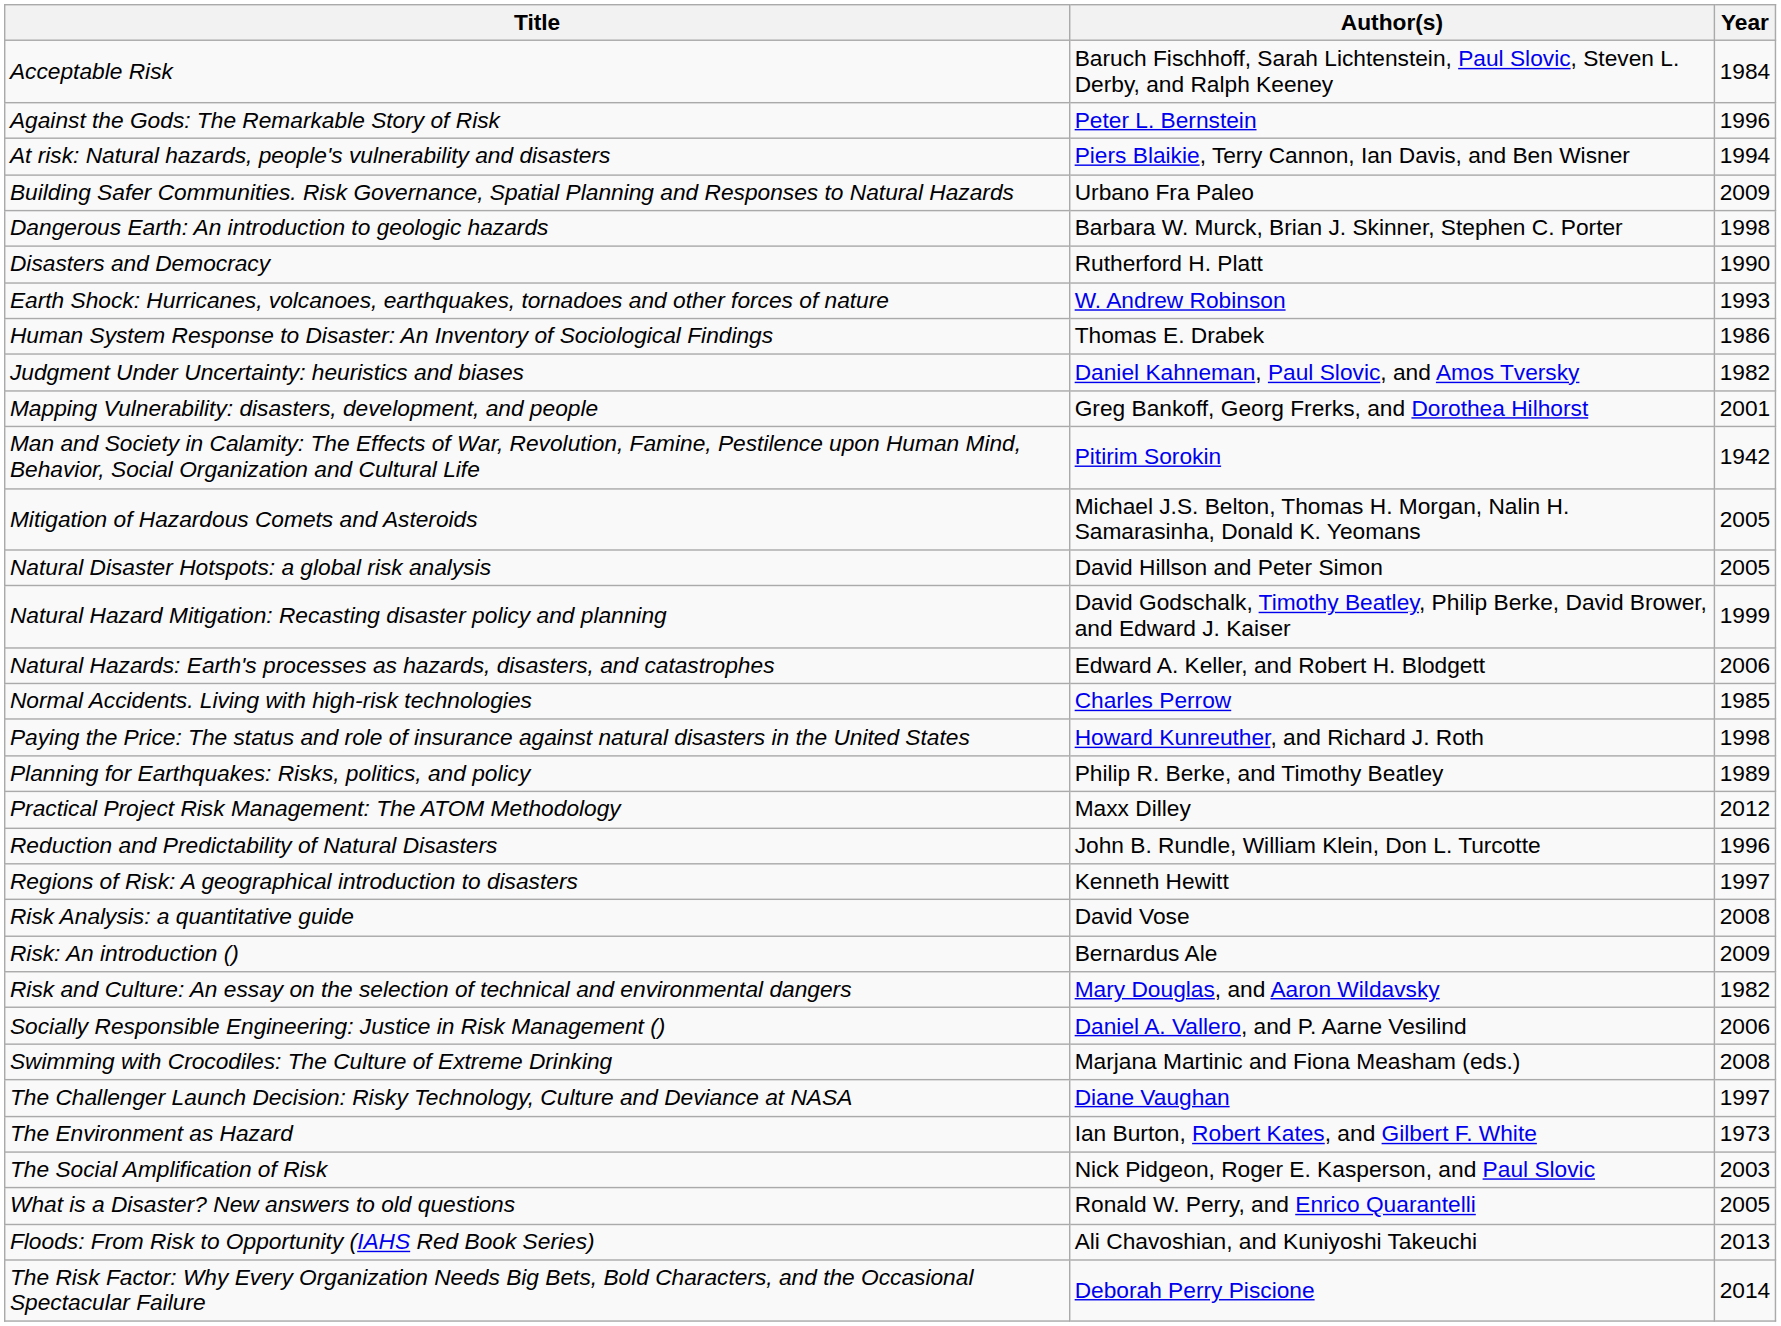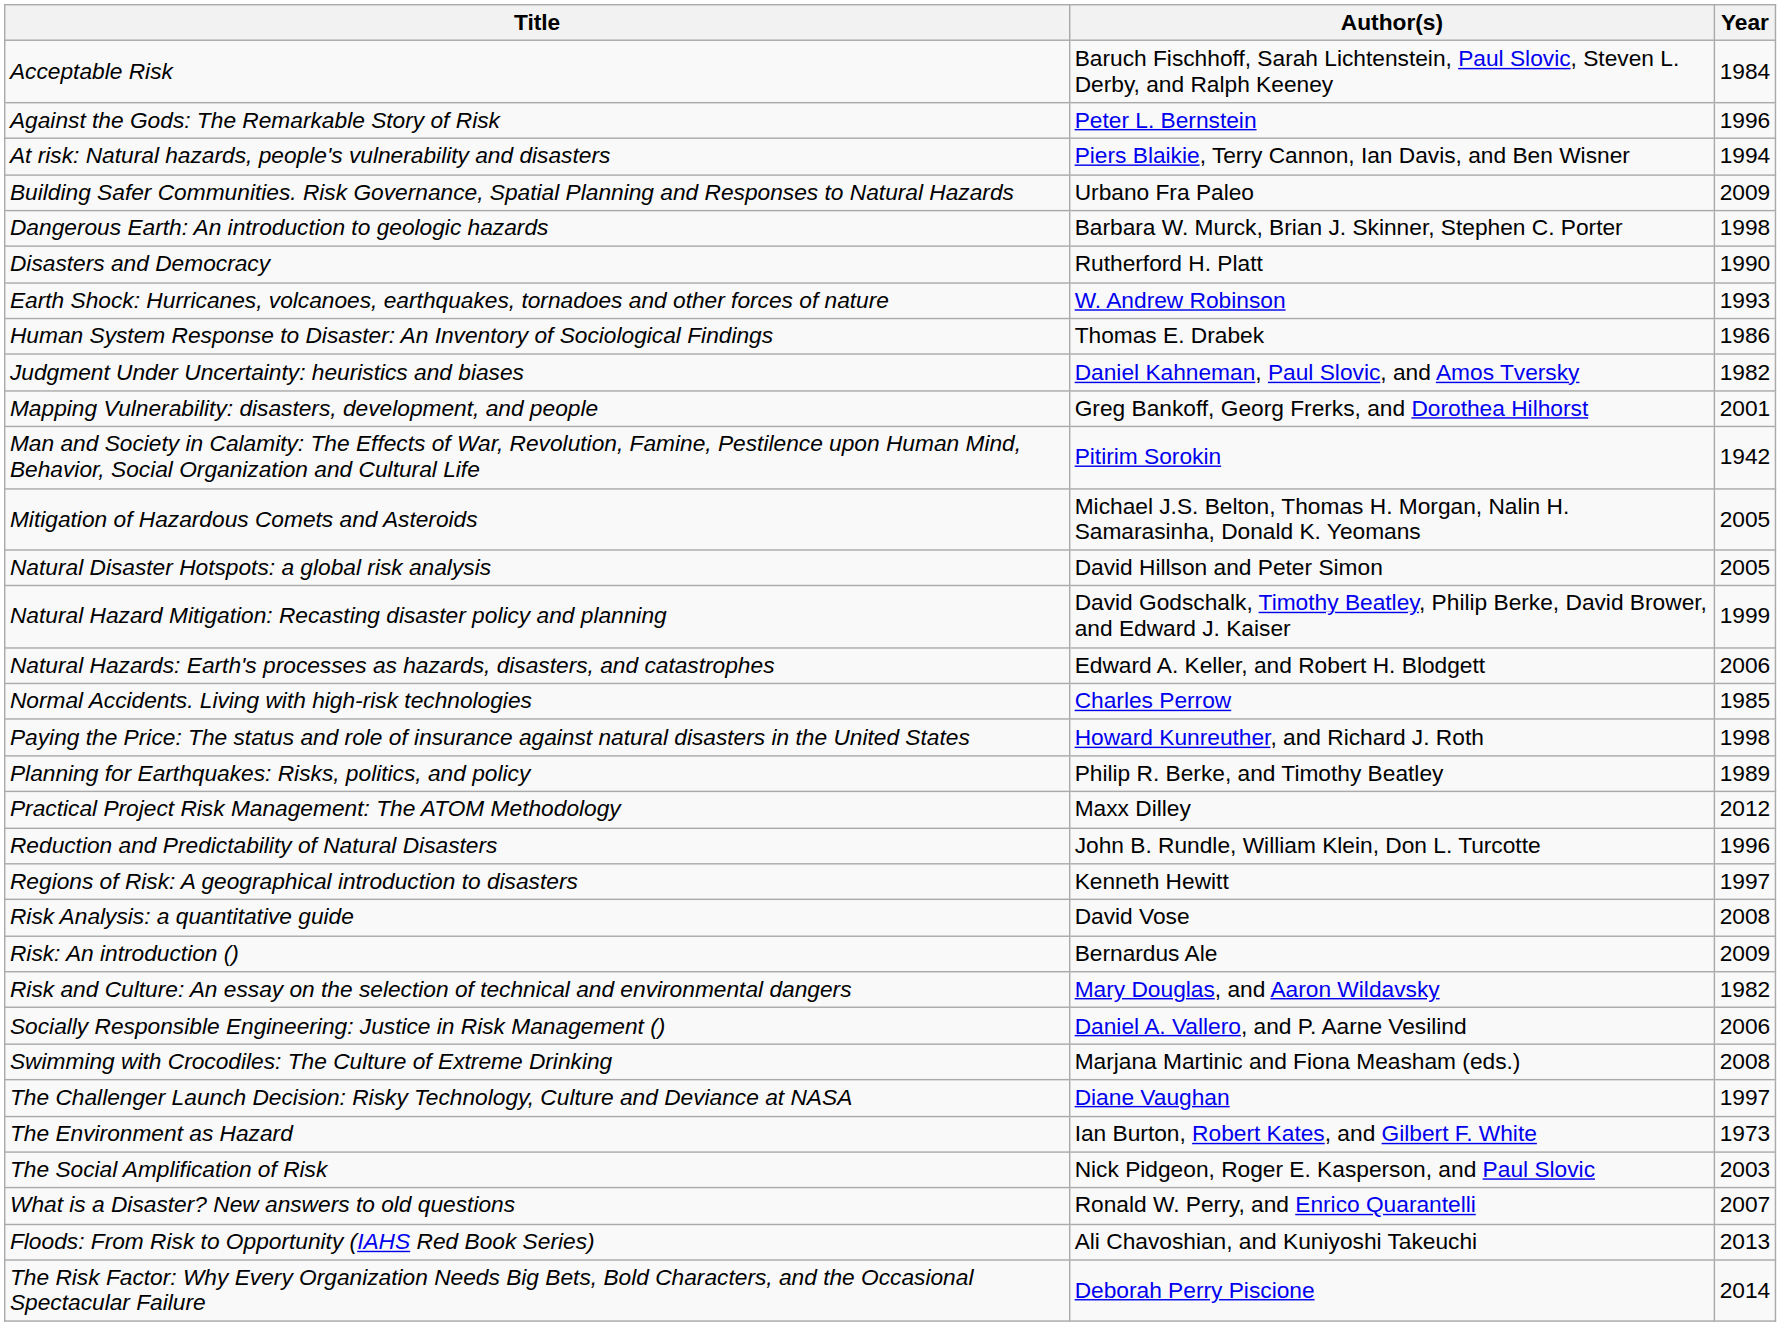(1745, 1205) 2005 -> (1745, 1205) 2007
